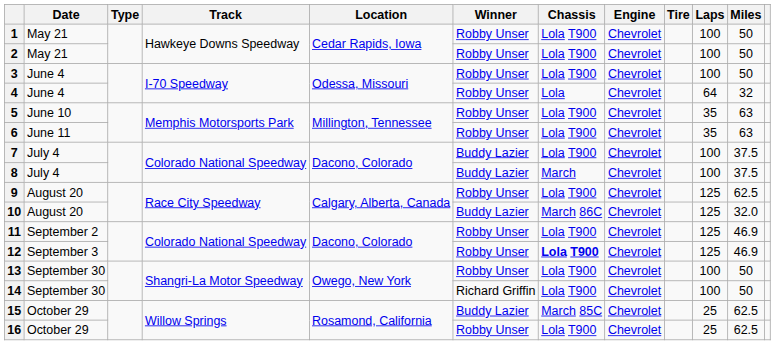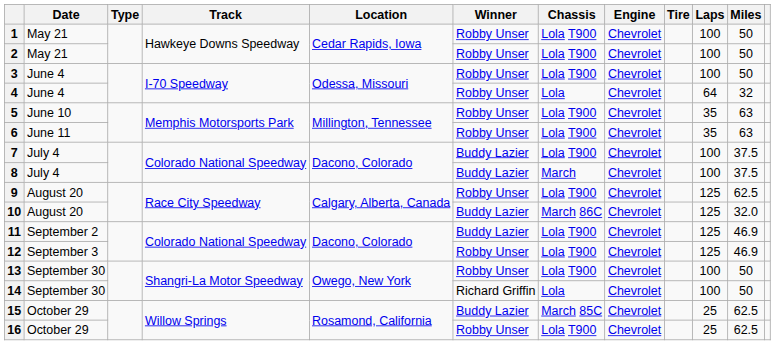(492, 232) Robby Unser -> (492, 232) Buddy Lazier
(570, 251) bold -> (569, 251) normal
(569, 291) Lola T900 -> (553, 291) Lola
